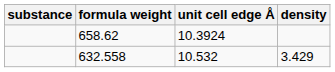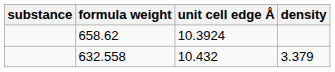(198, 56) 10.532 -> (198, 56) 10.432
(297, 56) 3.429 -> (297, 56) 3.379
